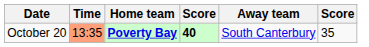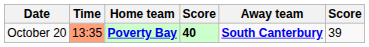(268, 33) normal -> (272, 33) bold
(328, 33) 35 -> (335, 33) 39
